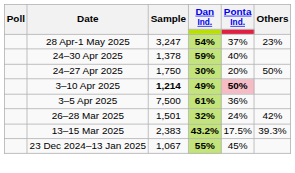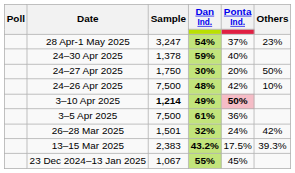+ row: (88, 86)
